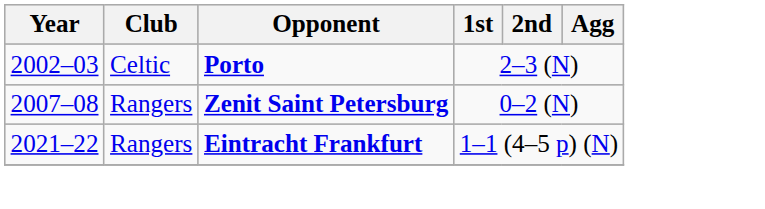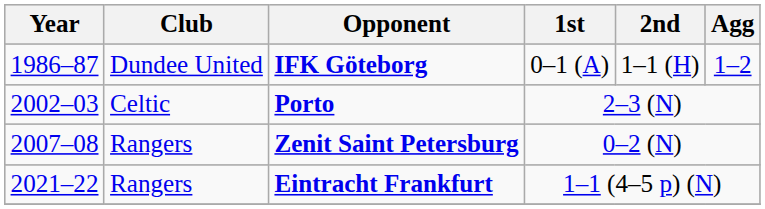+ row: (351, 64)
